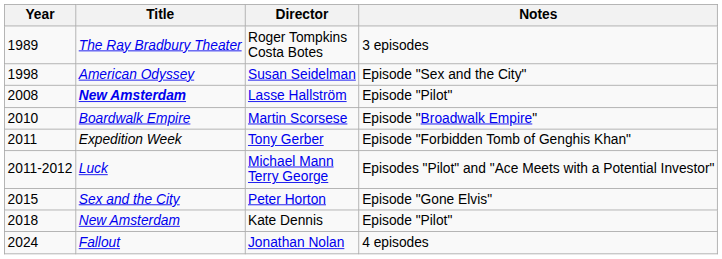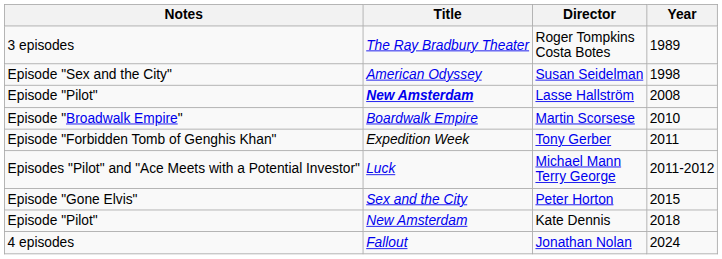columns swapped: (40, 15) <-> (538, 15)
